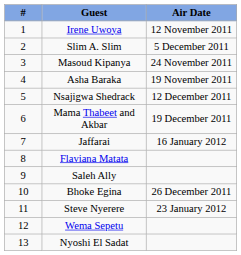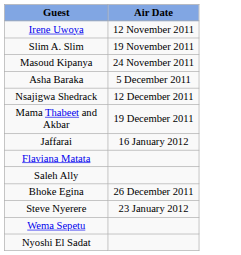- column: (23, 12)
(191, 46) 5 December 2011 -> (154, 46) 19 November 2011
(191, 79) 19 November 2011 -> (154, 79) 5 December 2011
